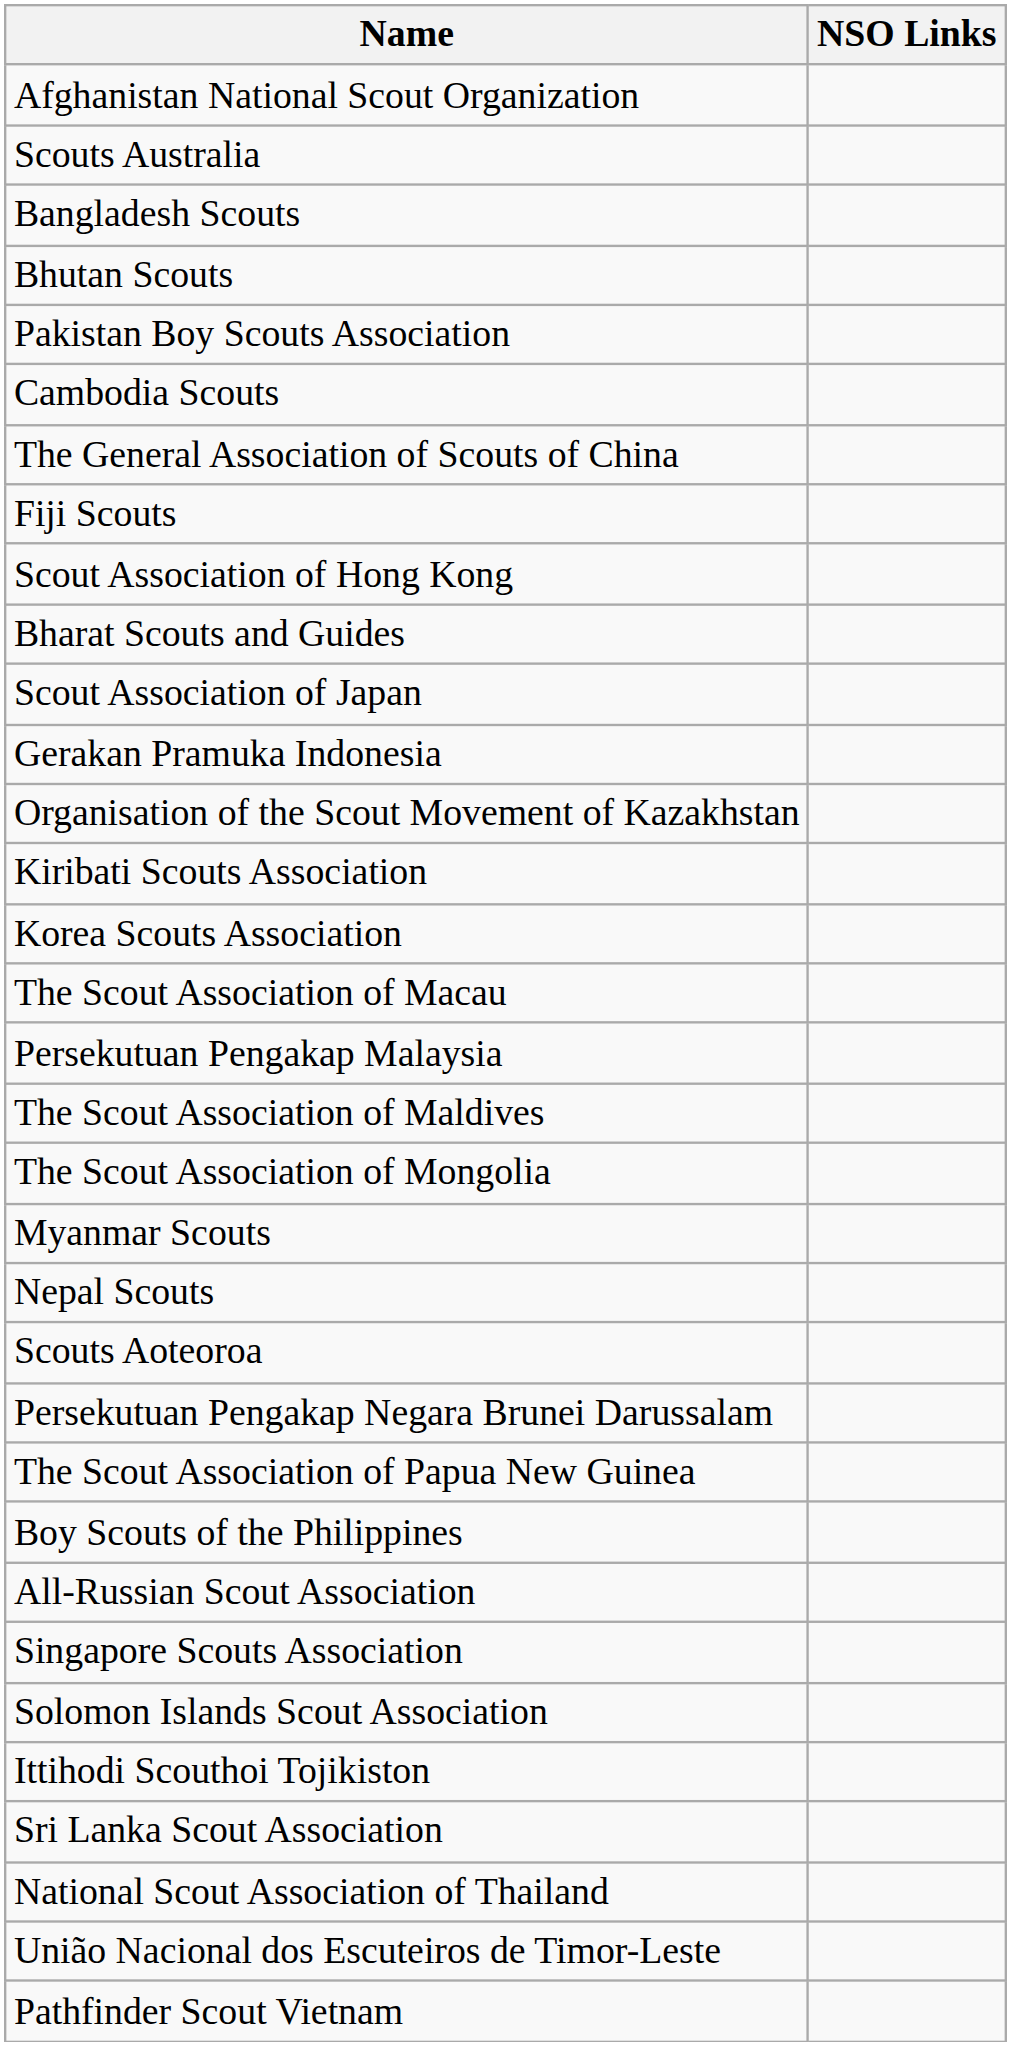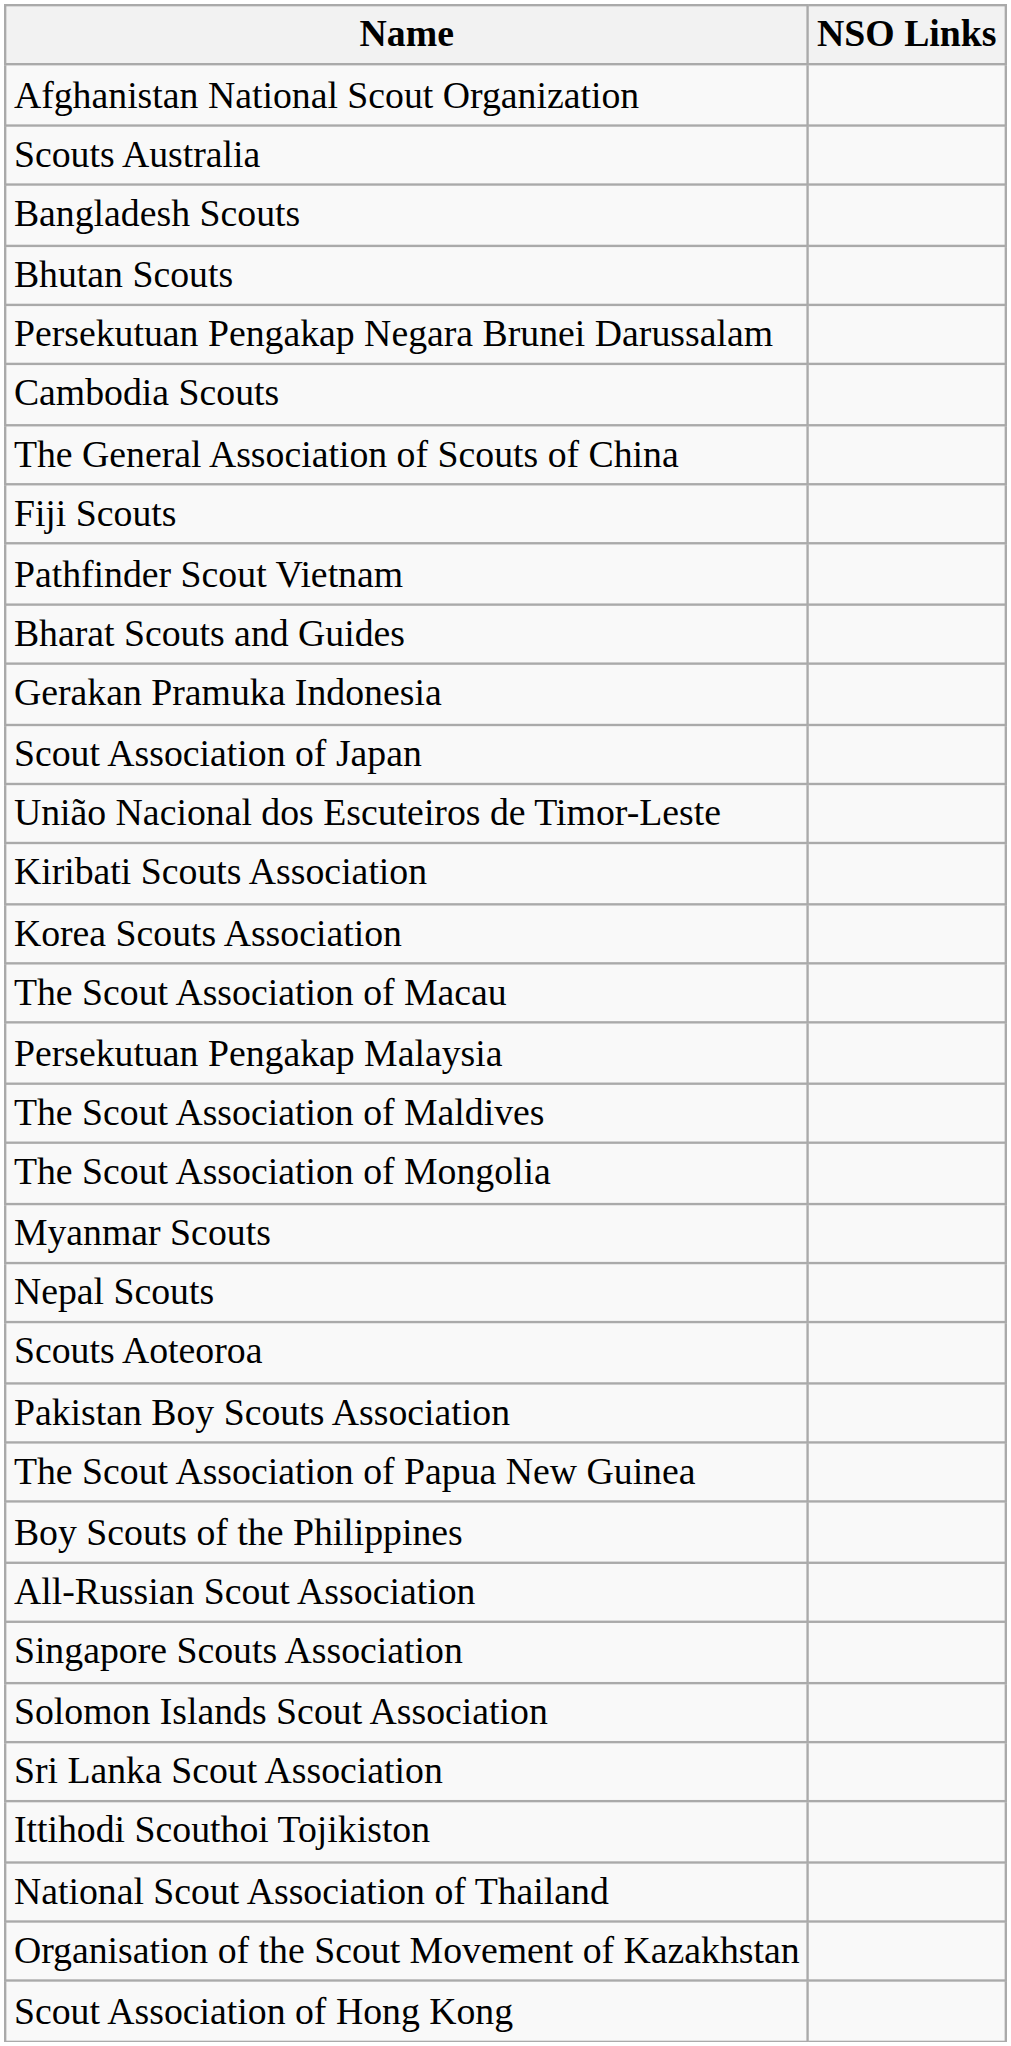rows swapped: (393, 1411) <-> (262, 333)
rows swapped: (264, 573) <-> (209, 2010)
rows swapped: (228, 753) <-> (218, 693)
rows swapped: (407, 812) <-> (367, 1950)
rows swapped: (228, 1830) <-> (222, 1771)
